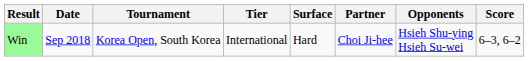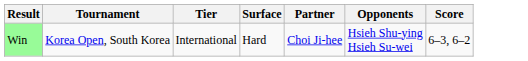- column: (68, 14)
